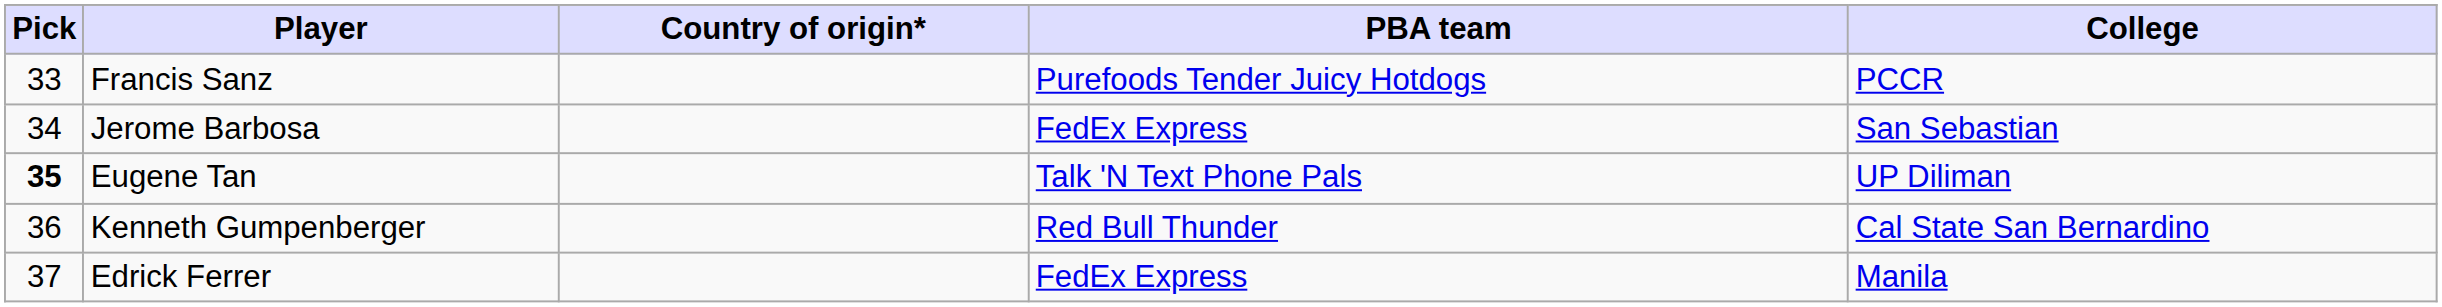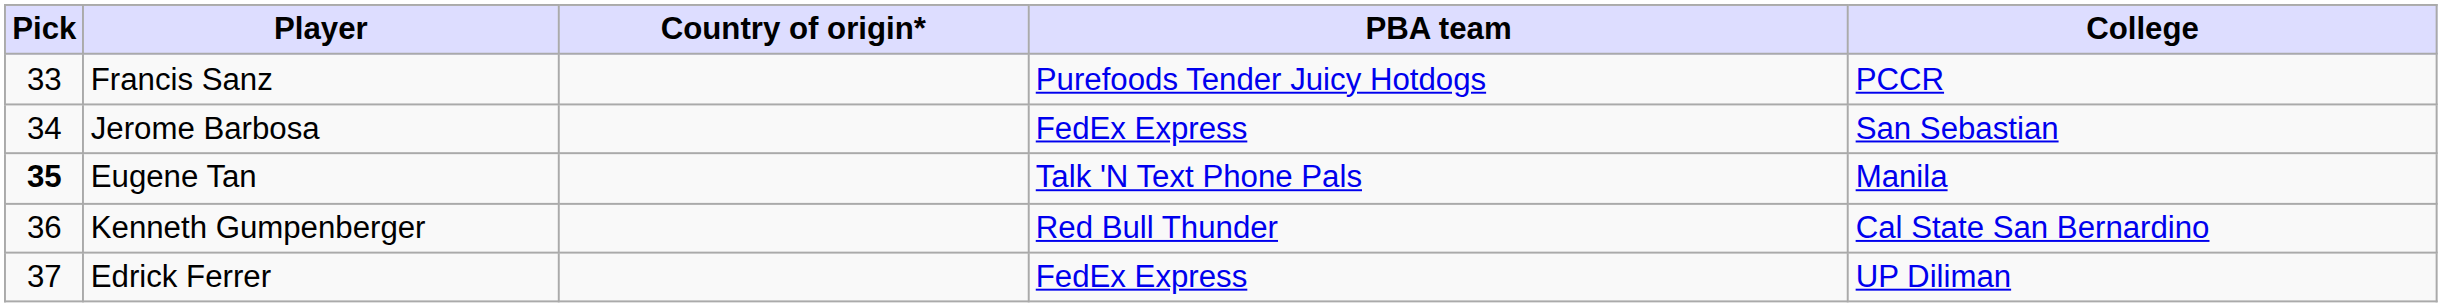(1933, 177) UP Diliman -> (1902, 177) Manila
(1902, 276) Manila -> (1933, 276) UP Diliman
